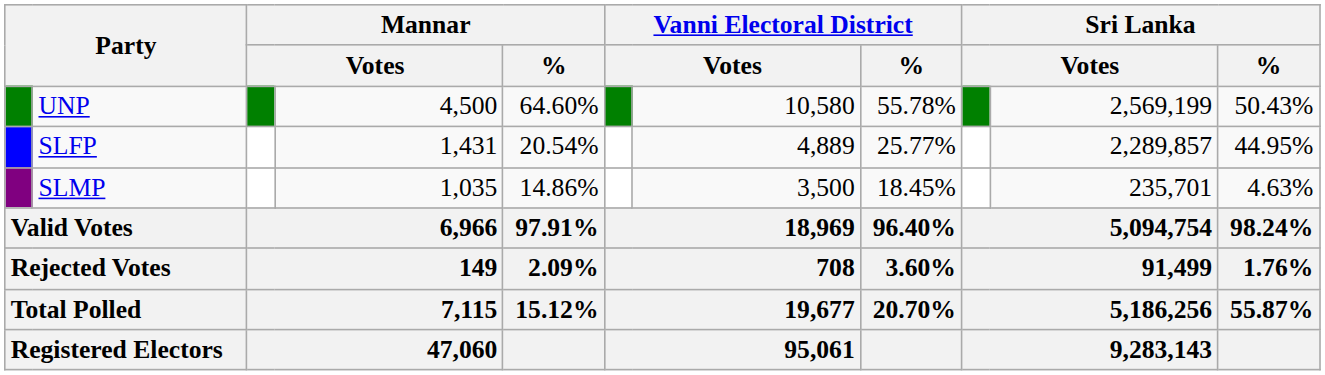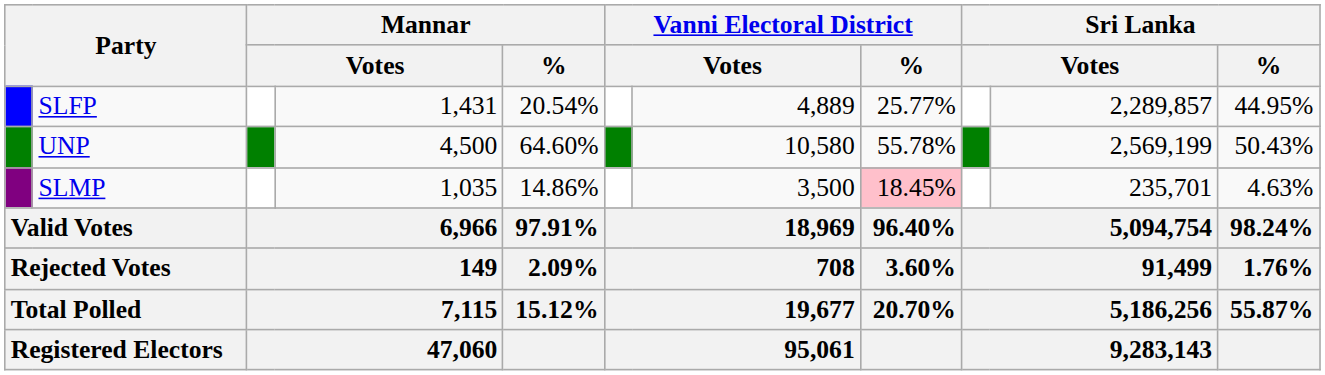rows swapped: (64, 106) <-> (68, 146)
(916, 187) no background -> (916, 187) pink background
